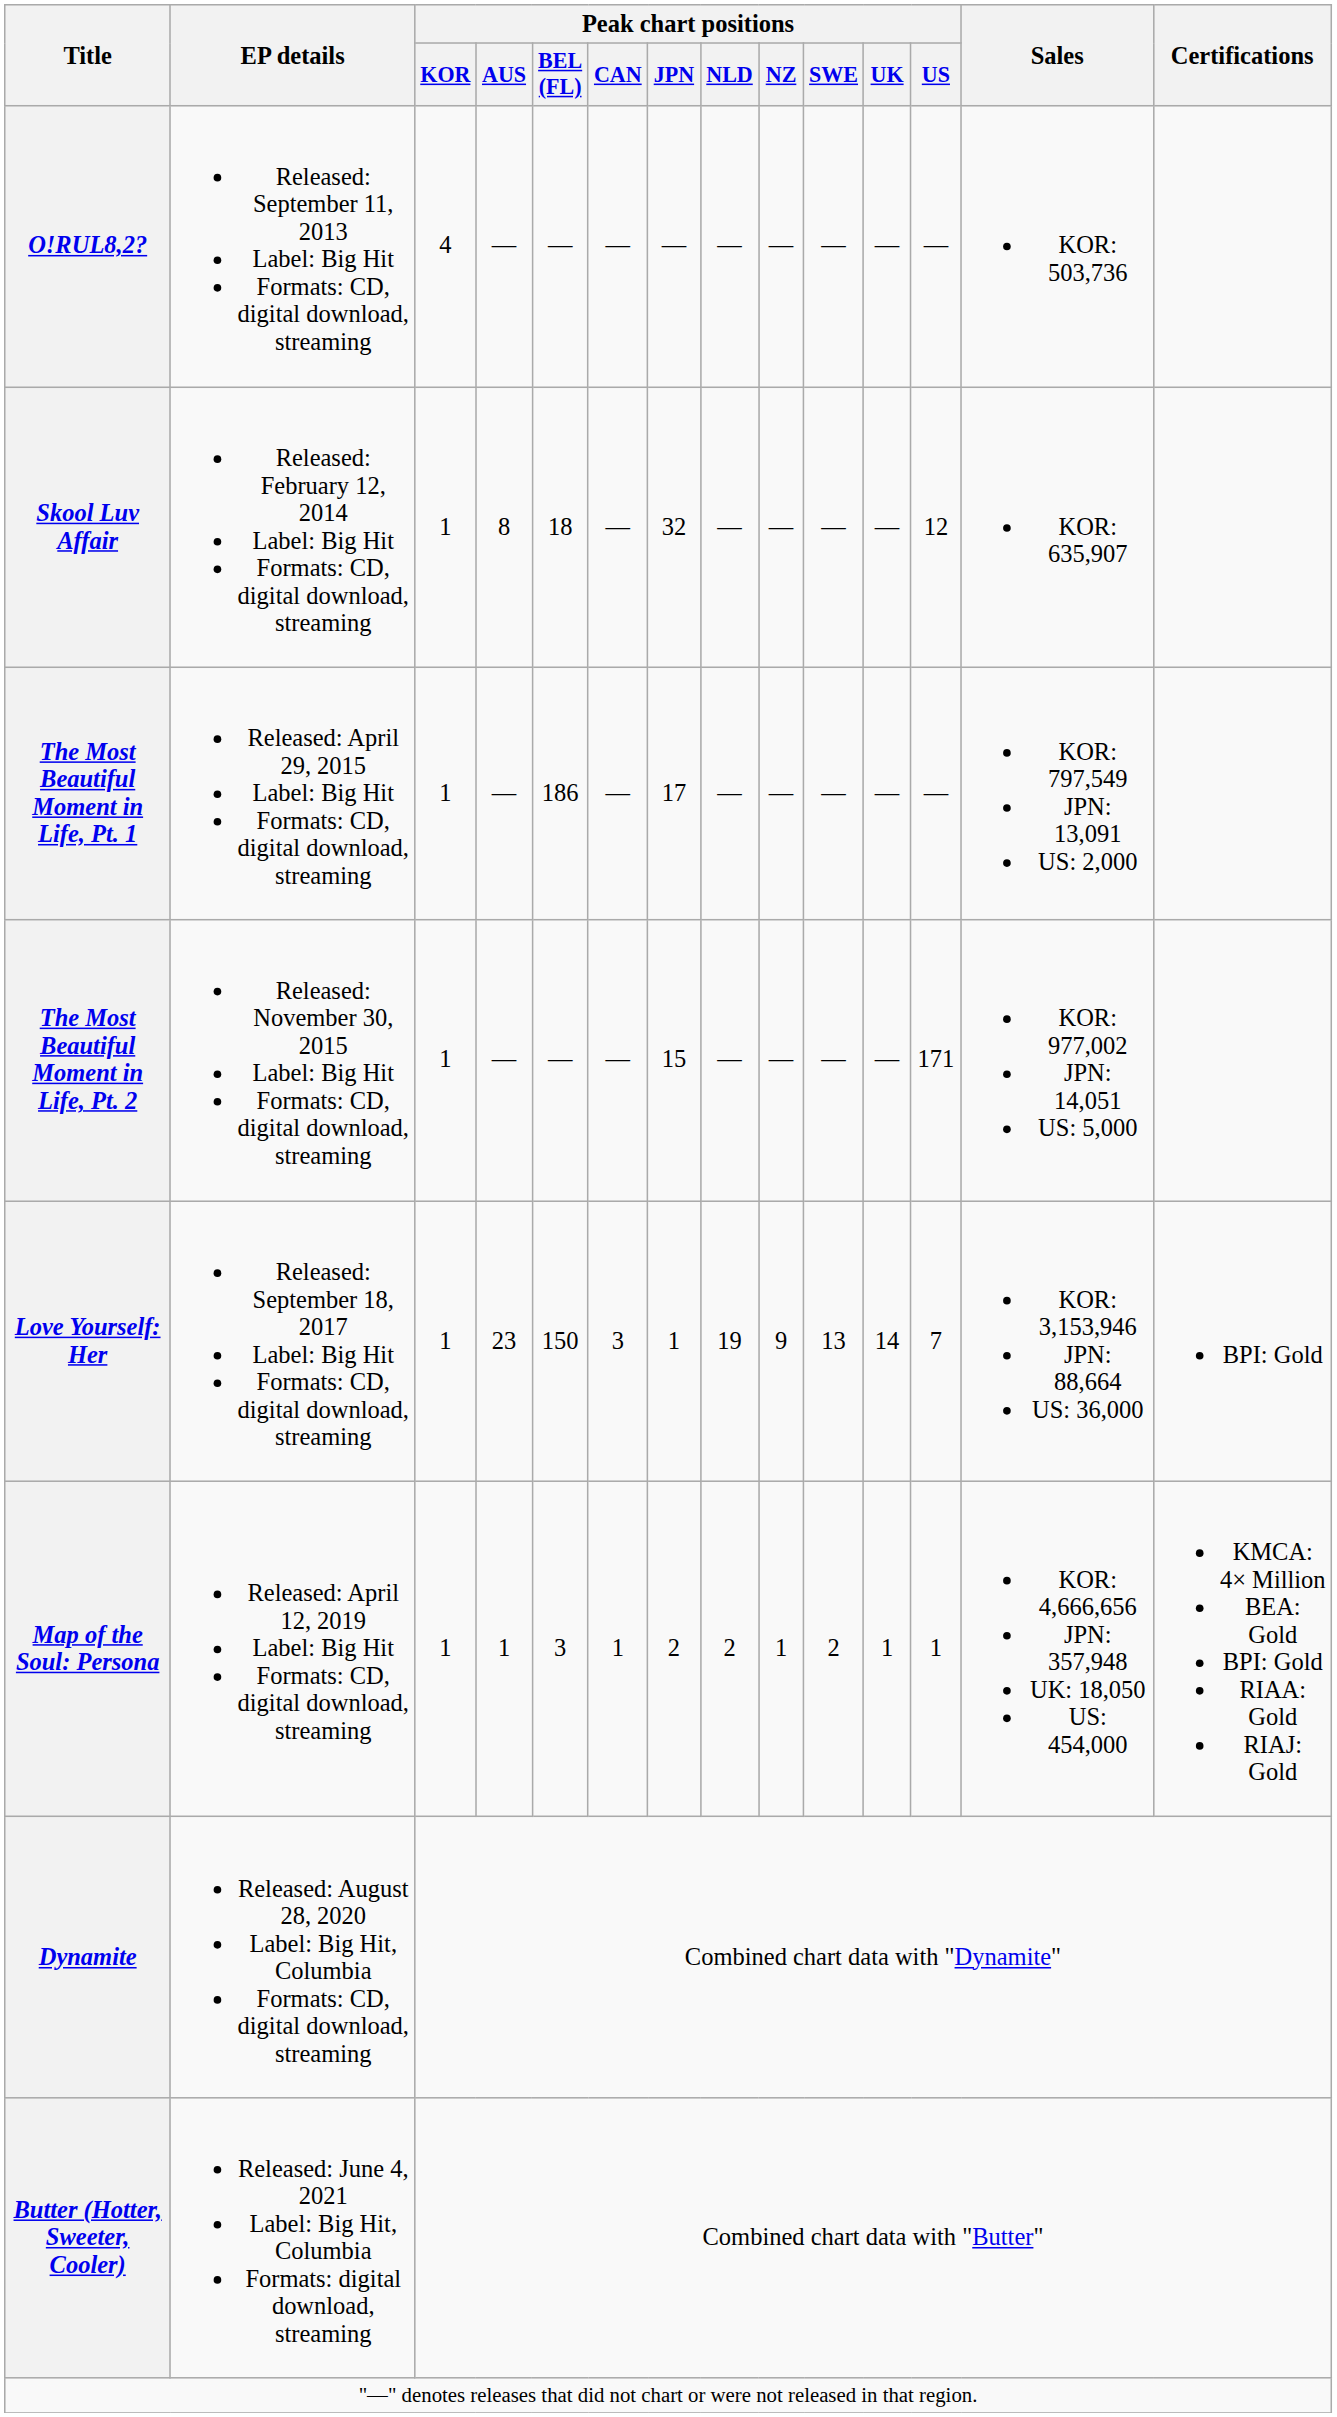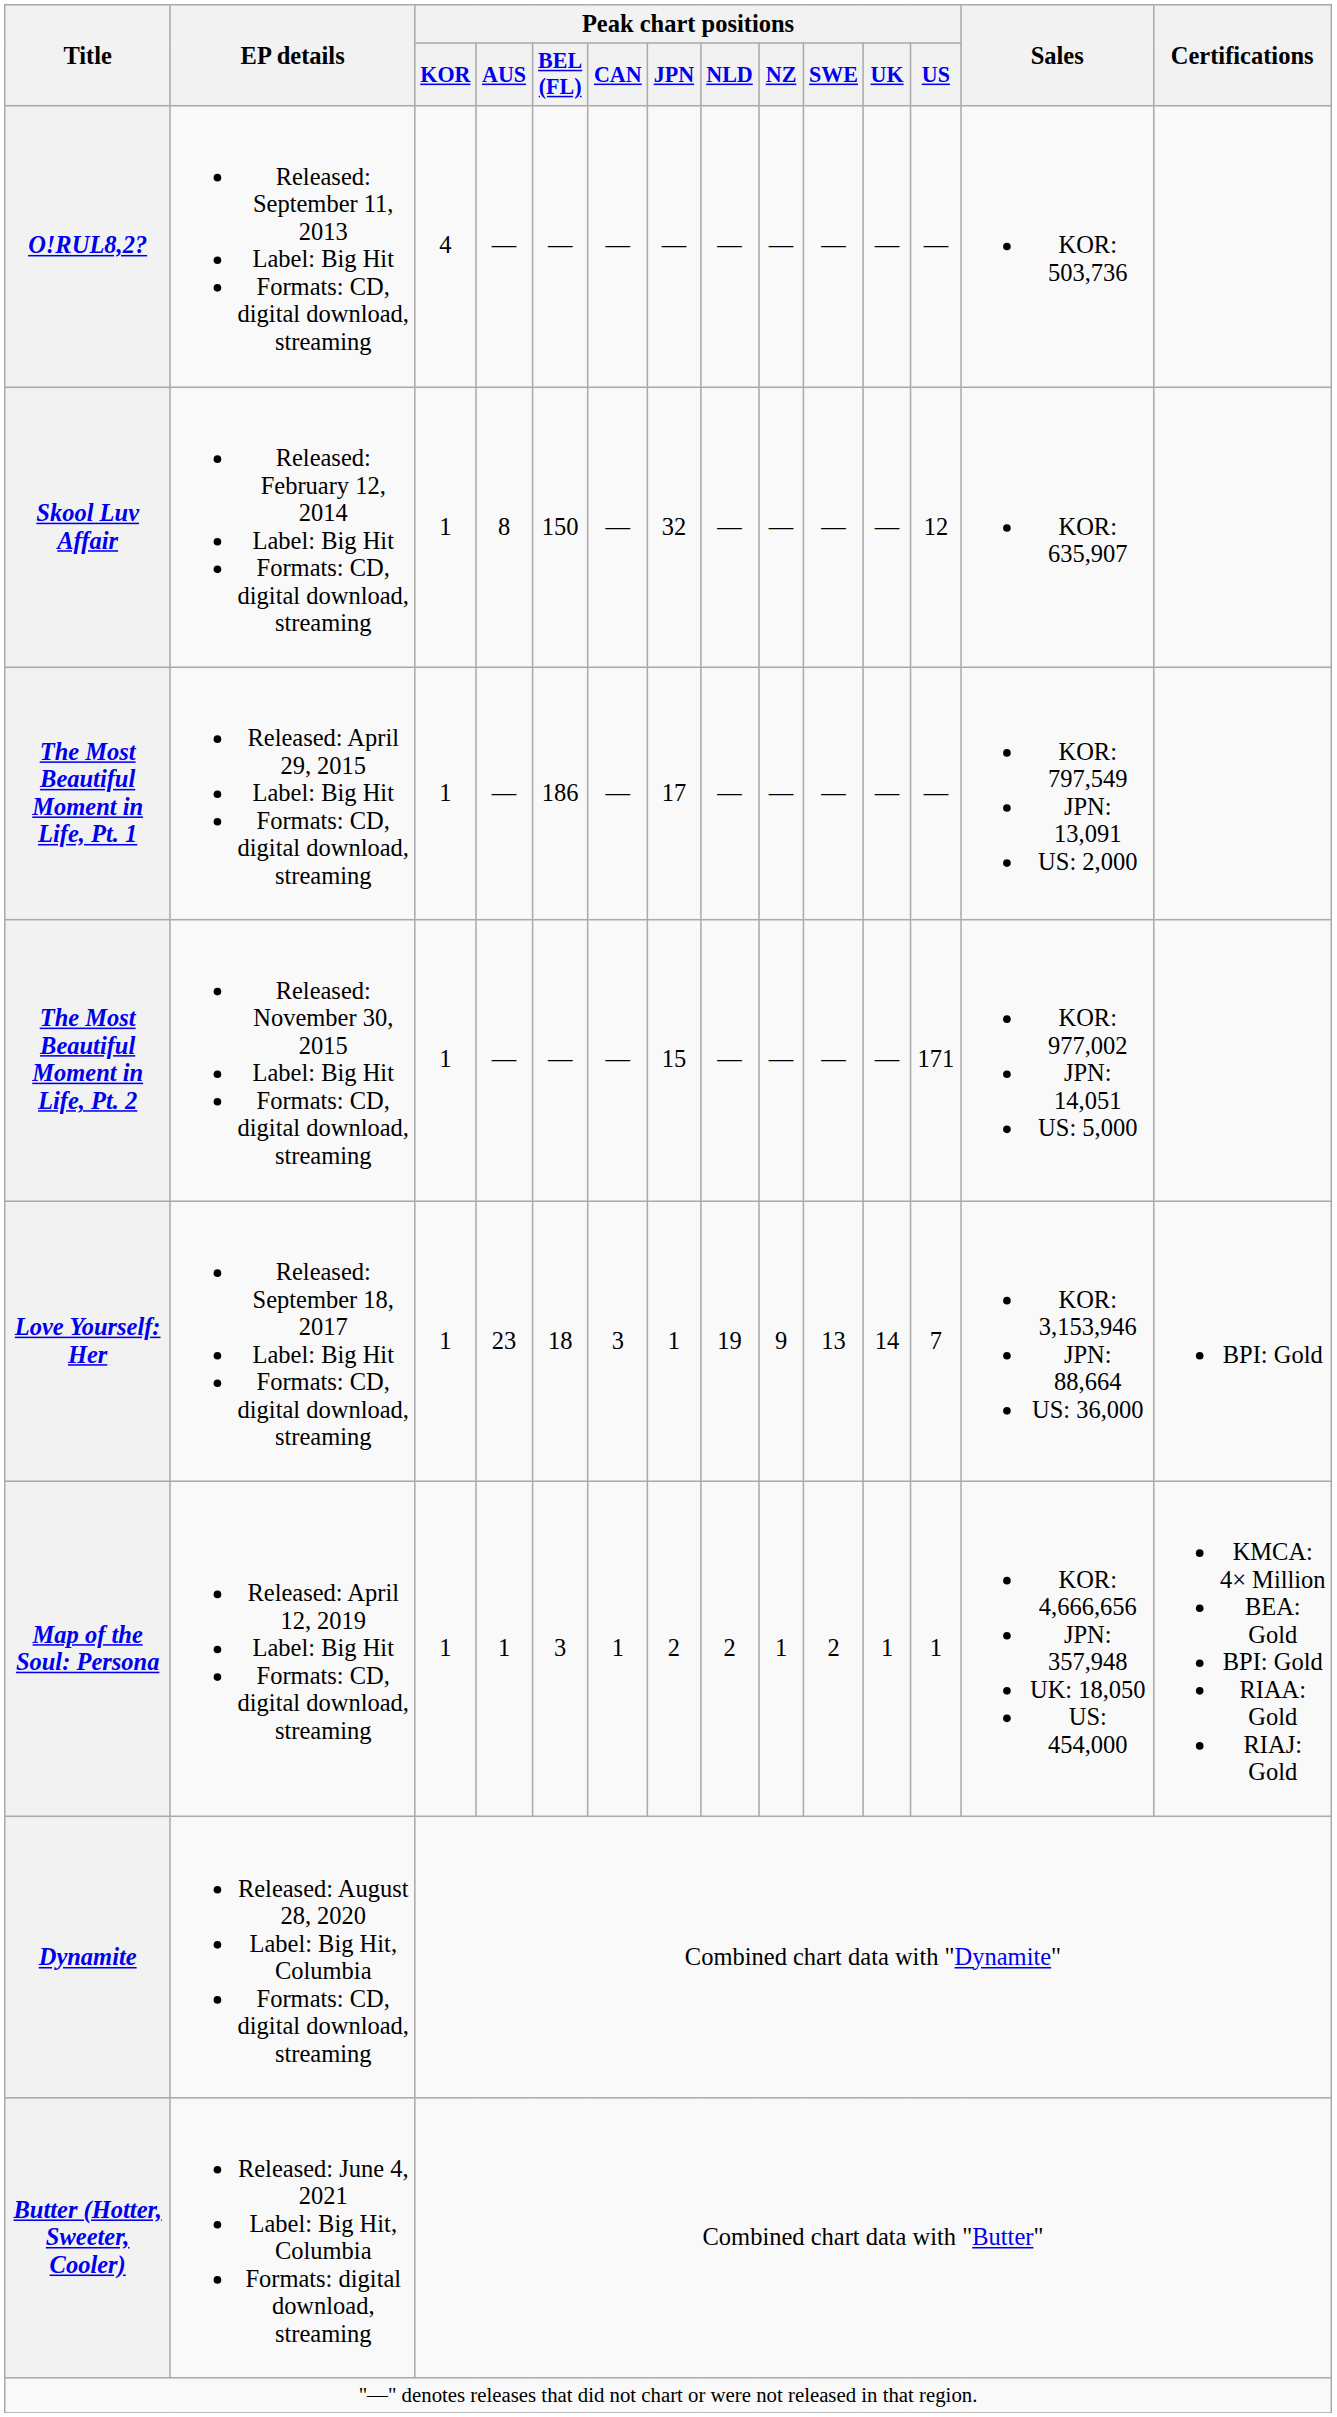(560, 526) 18 -> (560, 526) 150
(560, 1340) 150 -> (560, 1340) 18
